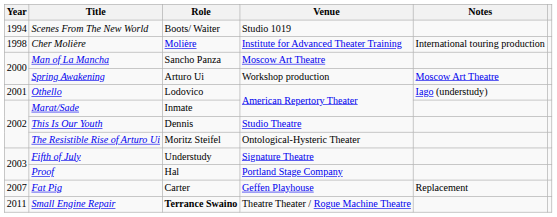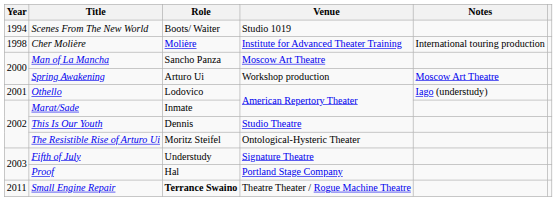- row: (47, 188)
